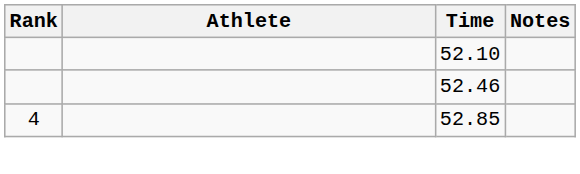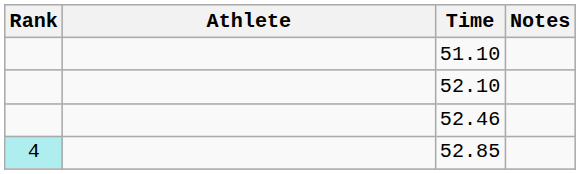+ row: (470, 54)
(34, 120) no background -> (34, 153) paleturquoise background
